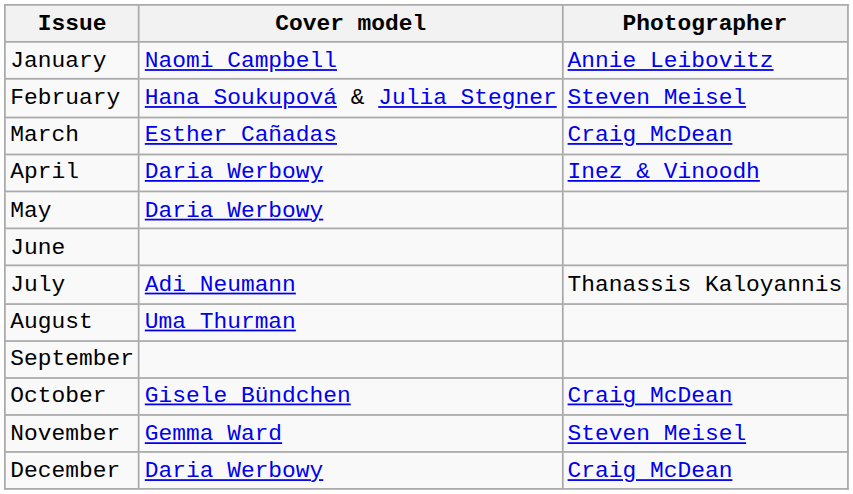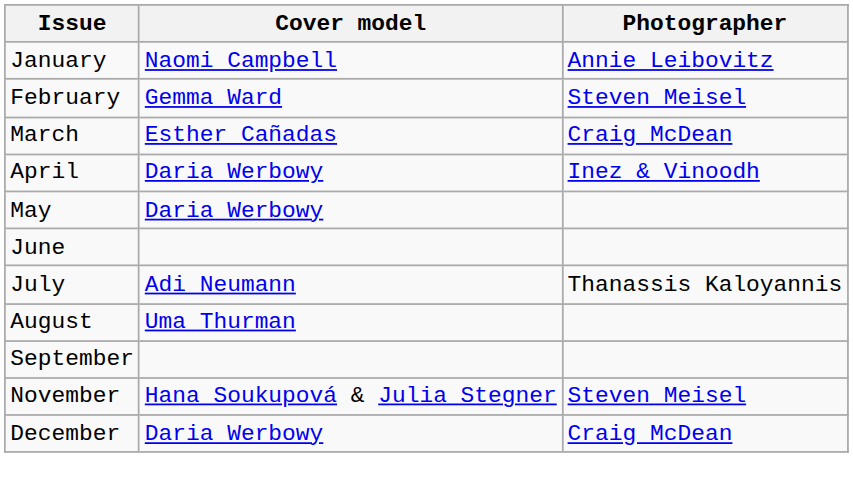(351, 98) Hana Soukupová & Julia Stegner -> (213, 98) Gemma Ward
- row: (58, 396)
(213, 434) Gemma Ward -> (351, 396) Hana Soukupová & Julia Stegner
